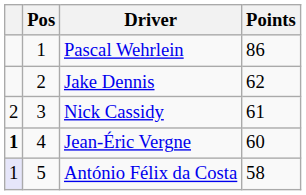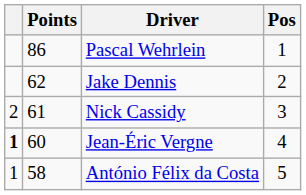columns swapped: (41, 19) <-> (271, 19)
(14, 173) lavender background -> (14, 173) no background
